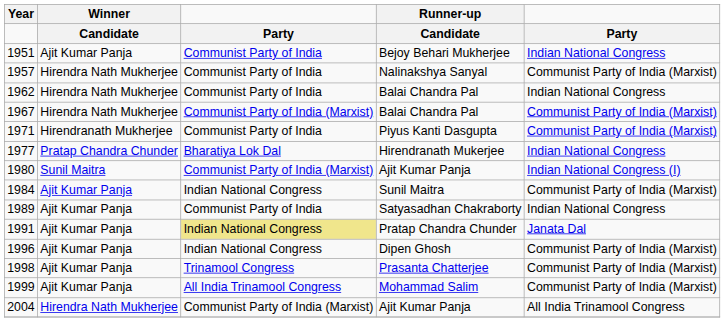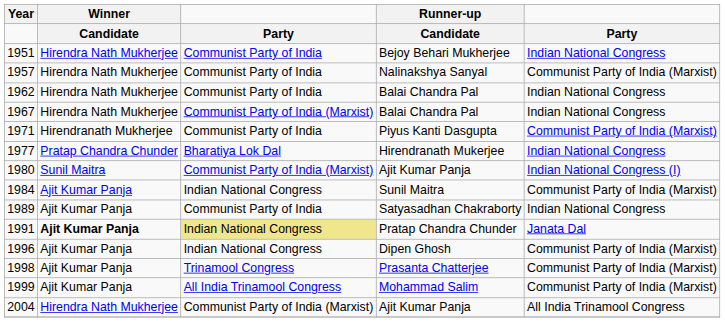(86, 53) Ajit Kumar Panja -> (109, 53) Hirendra Nath Mukherjee
(622, 111) Communist Party of India (Marxist) -> (596, 111) Indian National Congress
(86, 229) normal -> (90, 229) bold
